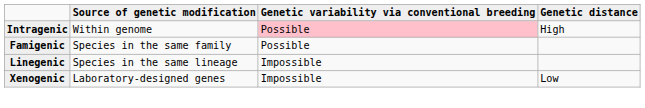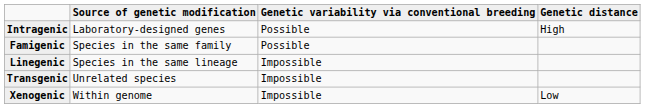(112, 29) Within genome -> (149, 29) Laboratory-designed genes
(285, 29) pink background -> (285, 29) no background
+ row: (37, 79)
(149, 79) Laboratory-designed genes -> (112, 95) Within genome
